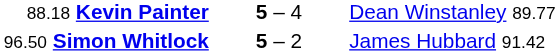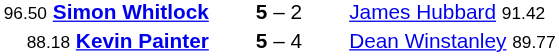rows swapped: (118, 12) <-> (106, 41)
